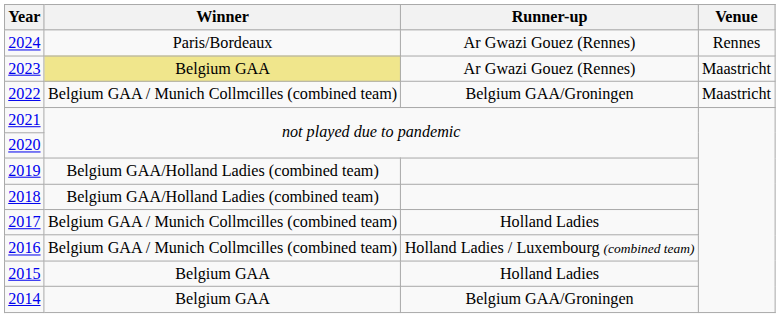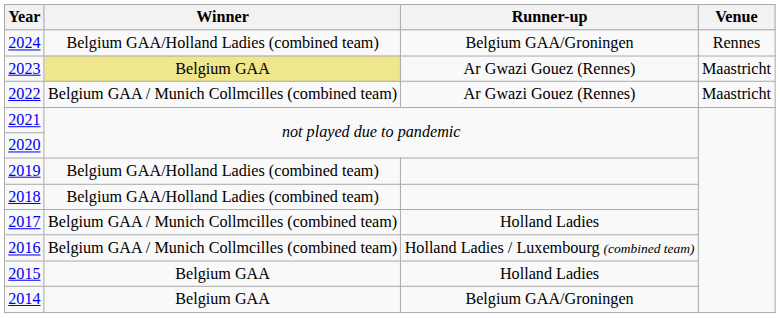(223, 42) Paris/Bordeaux -> (223, 42) Belgium GAA/Holland Ladies (combined team)
(550, 42) Ar Gwazi Gouez (Rennes) -> (550, 42) Belgium GAA/Groningen
(550, 94) Belgium GAA/Groningen -> (550, 94) Ar Gwazi Gouez (Rennes)
